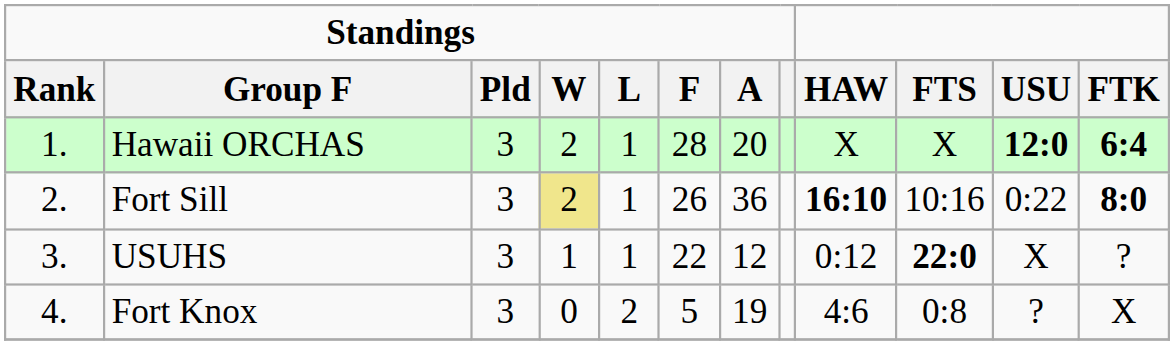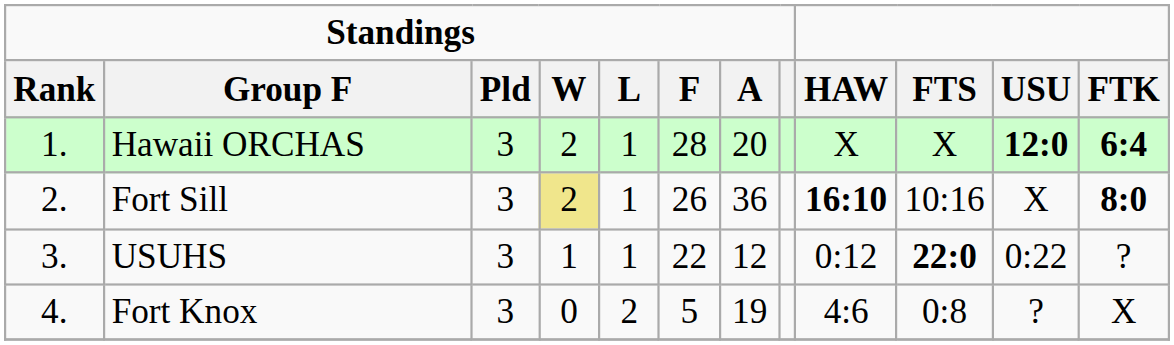(1036, 199) 0:22 -> (1036, 199) X
(1036, 255) X -> (1036, 255) 0:22
